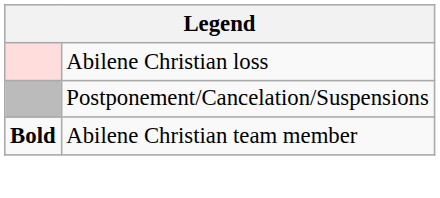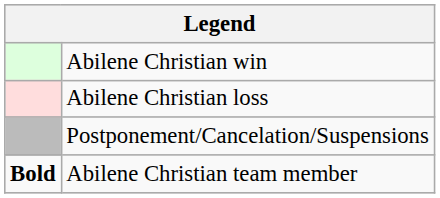+ row: (167, 61)
